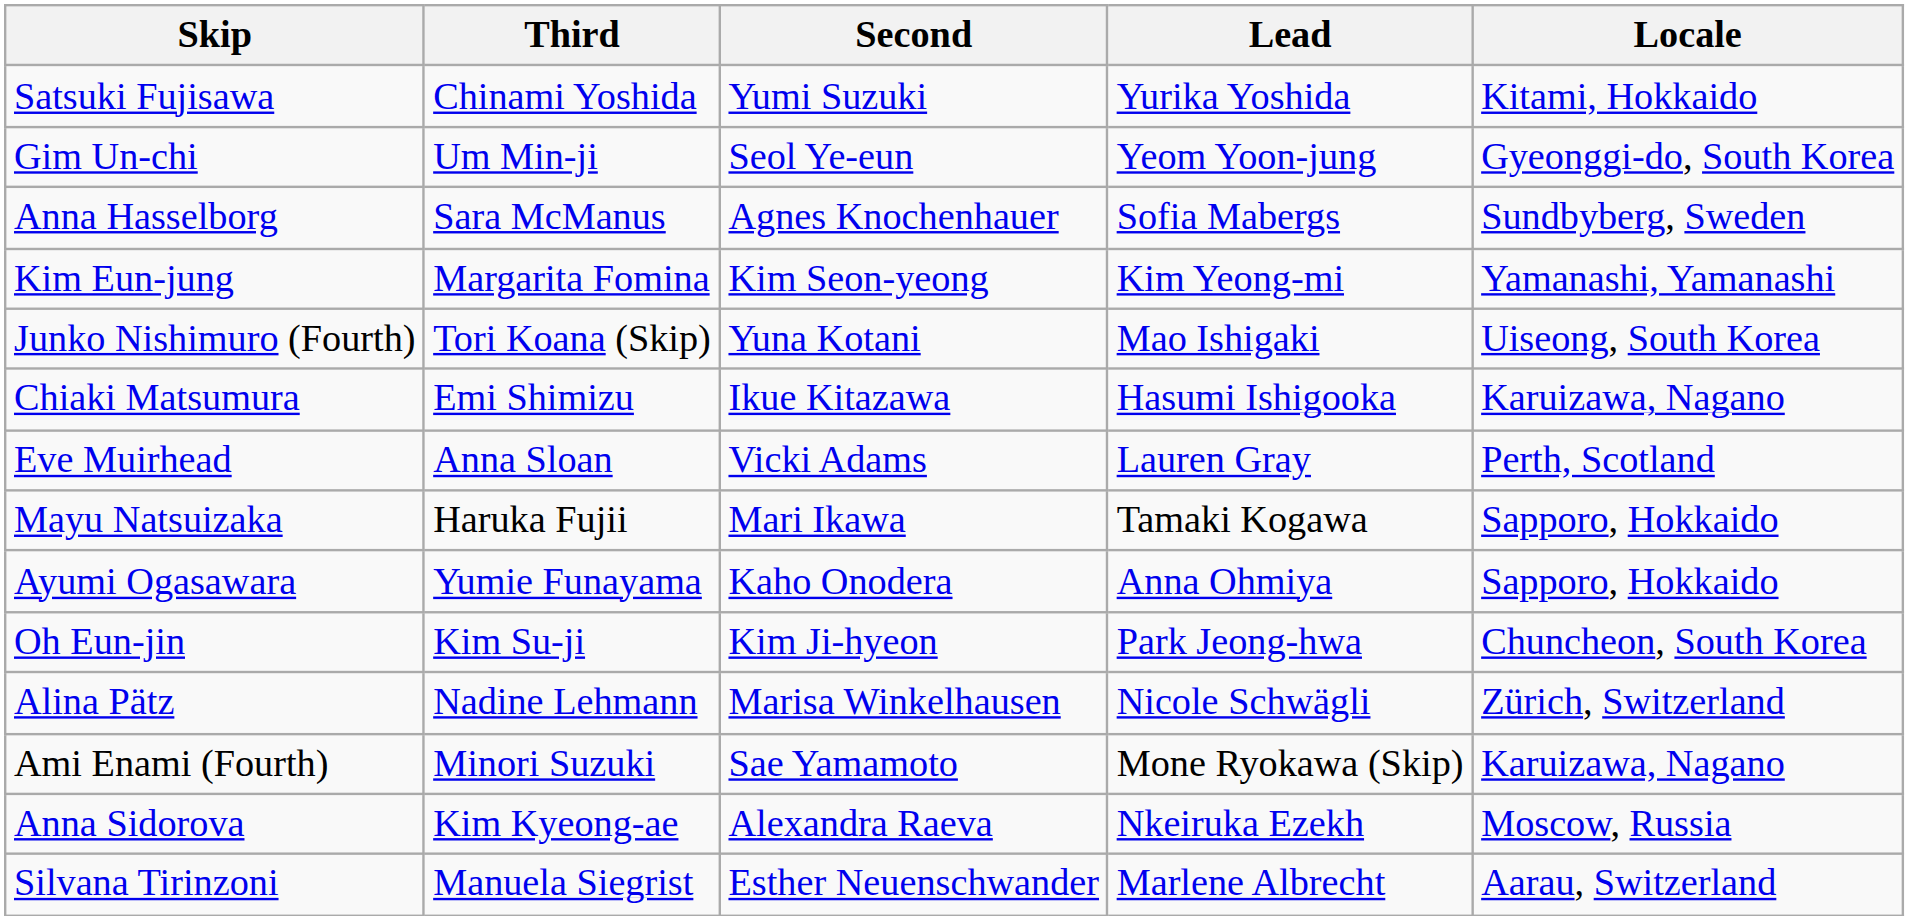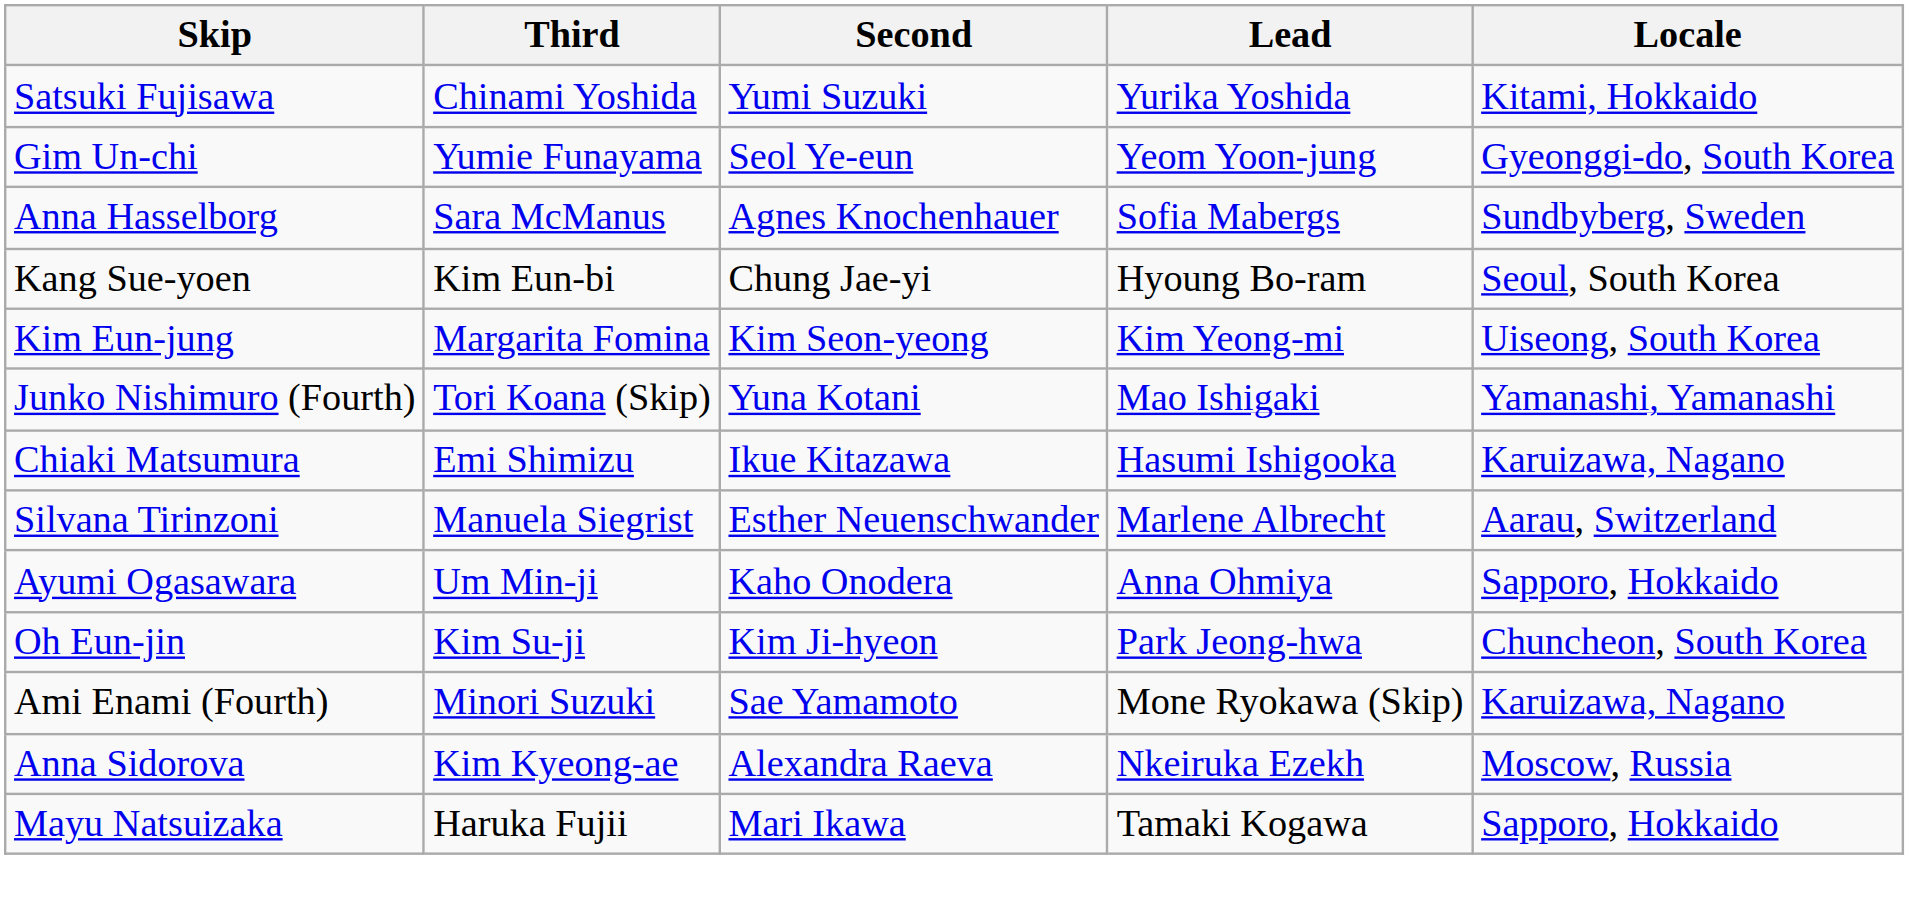(515, 156) Um Min-ji -> (567, 156) Yumie Funayama
+ row: (132, 277)
(1658, 277) Yamanashi, Yamanashi -> (1651, 338) Uiseong, South Korea
(1651, 338) Uiseong, South Korea -> (1658, 398) Yamanashi, Yamanashi
- row: (123, 459)
rows swapped: (148, 519) <-> (146, 883)
(567, 580) Yumie Funayama -> (515, 580) Um Min-ji
- row: (94, 701)
